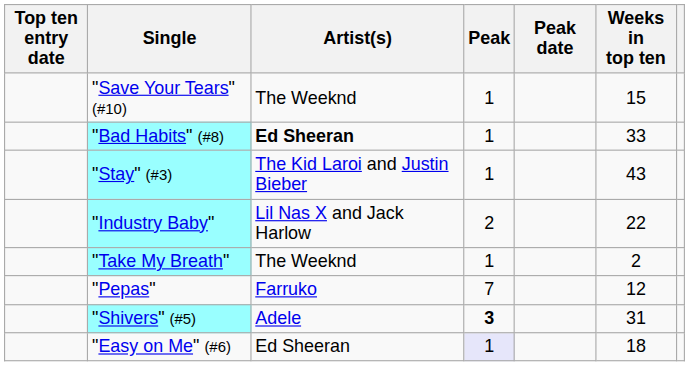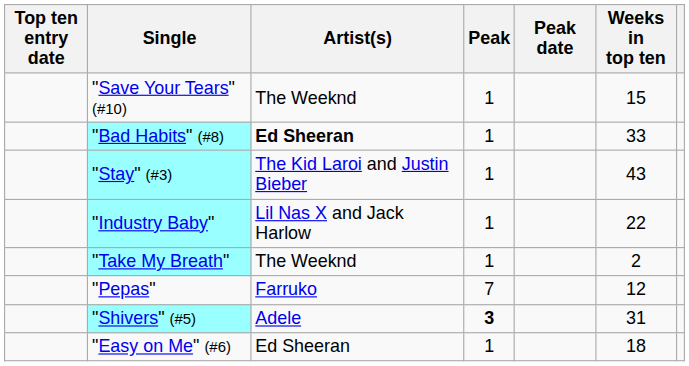(489, 223) 2 -> (489, 223) 1
(489, 346) lavender background -> (489, 346) no background
